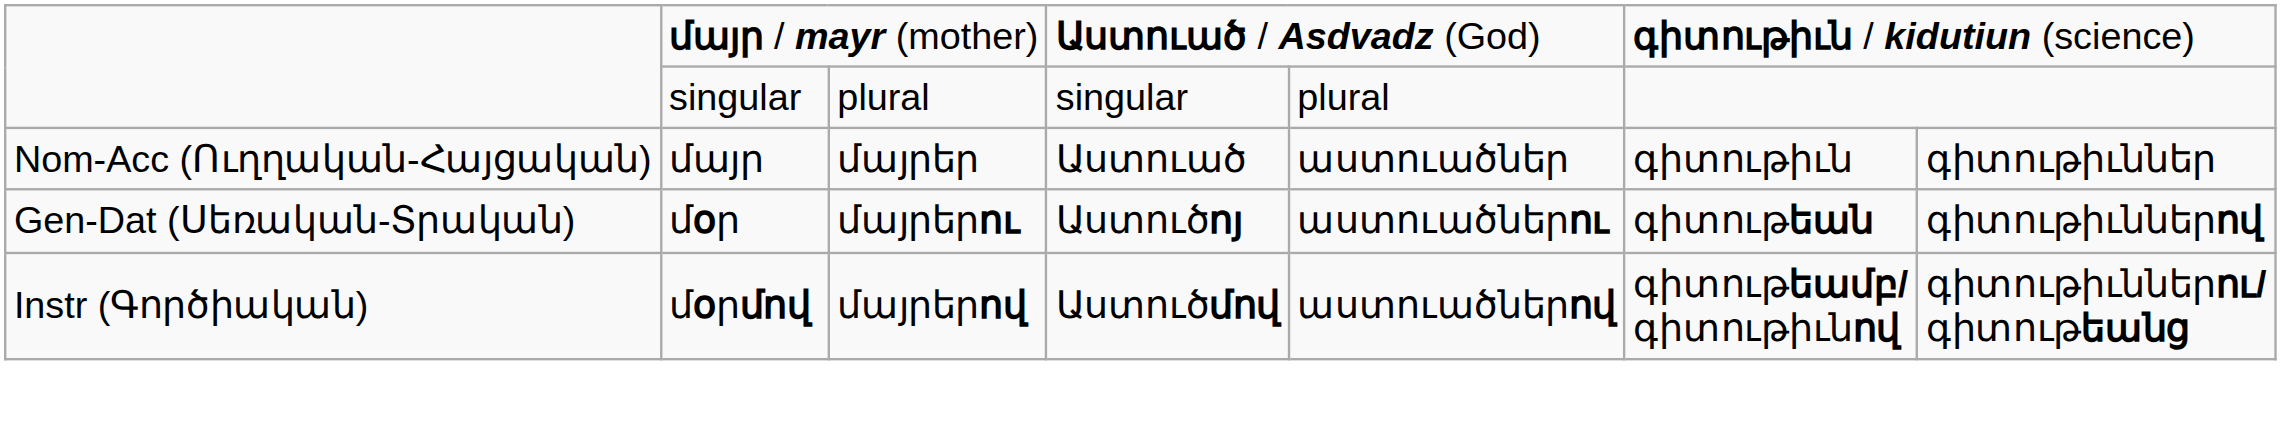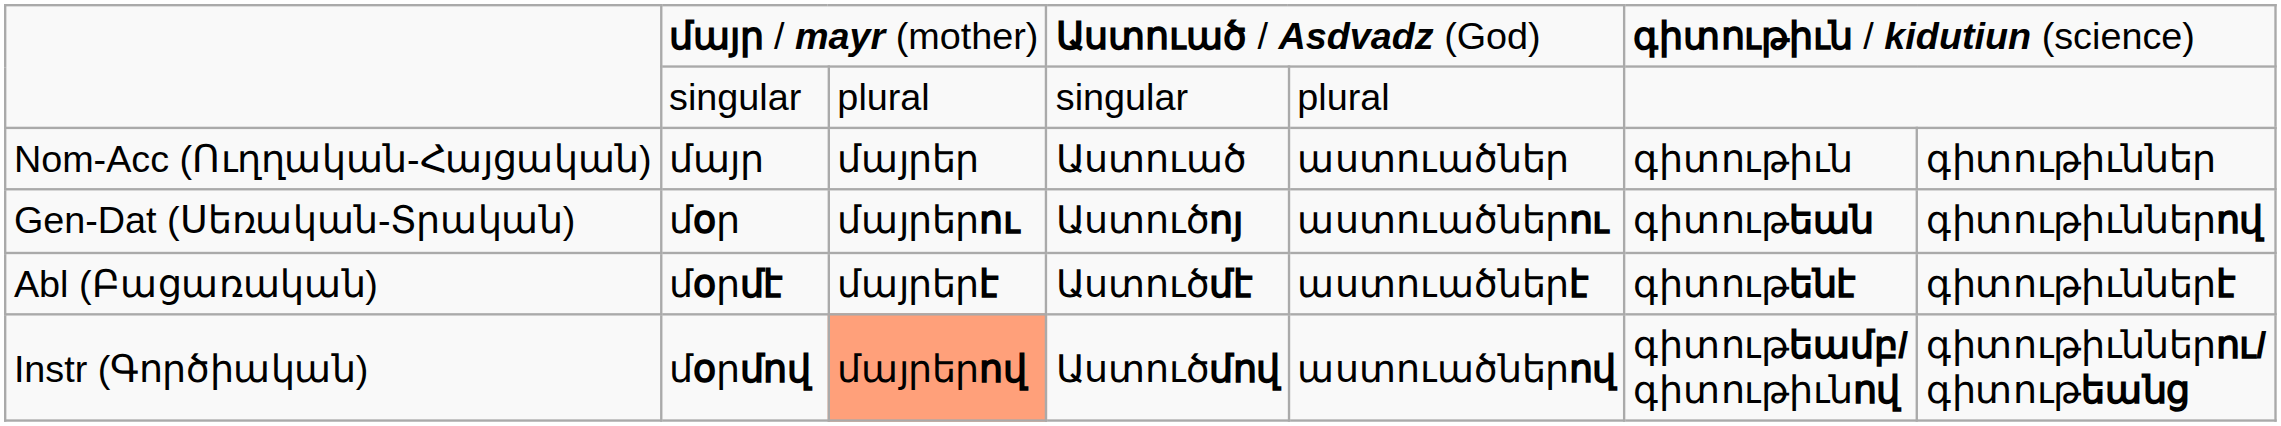+ row: (196, 283)
(932, 305) no background -> (932, 368) lightsalmon background
